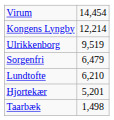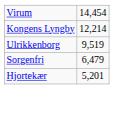- row: (26, 76)
- row: (24, 107)
